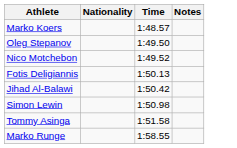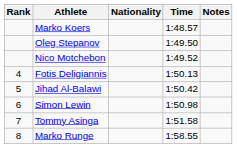+ column: (18, 12)
